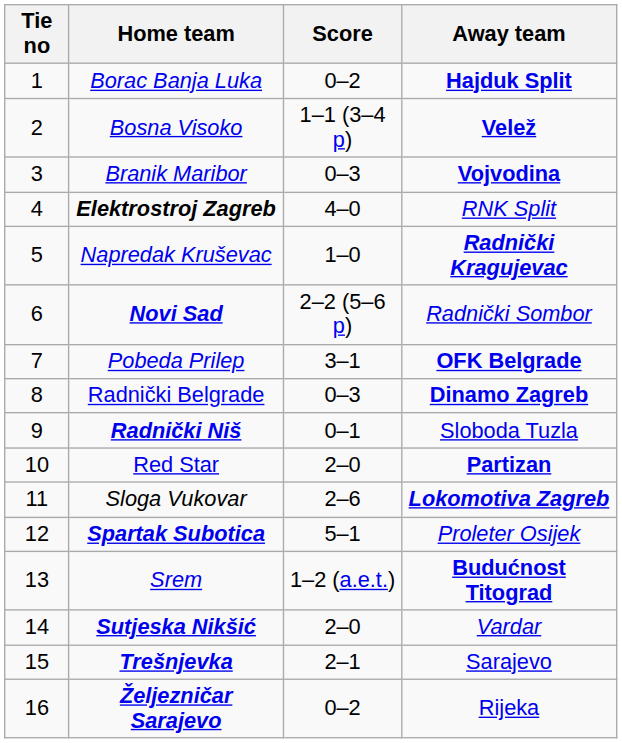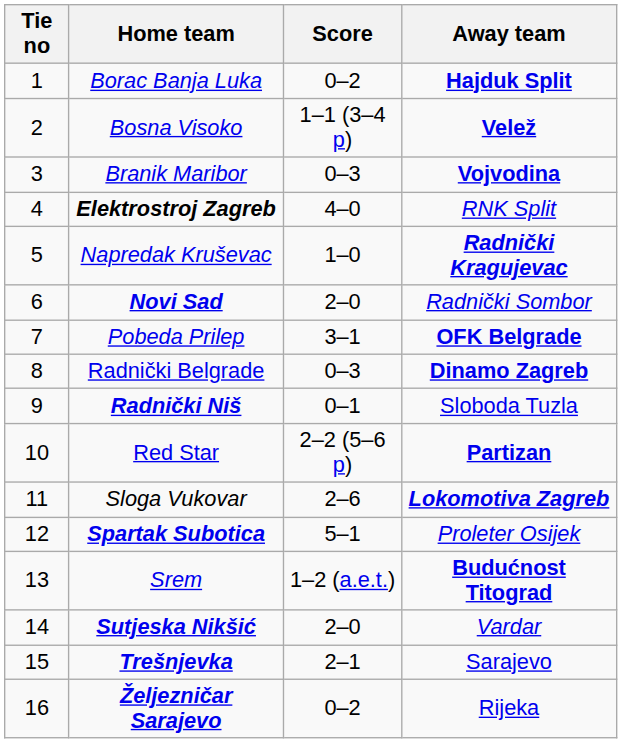(343, 314) 2–2 (5–6 p) -> (343, 302) 2–0
(343, 464) 2–0 -> (343, 452) 2–2 (5–6 p)
